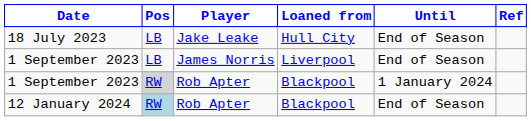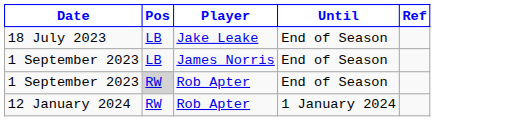- column: (326, 16)
(435, 82) 1 January 2024 -> (334, 82) End of Season
(154, 105) lightblue background -> (154, 105) no background
(431, 105) End of Season -> (339, 105) 1 January 2024
